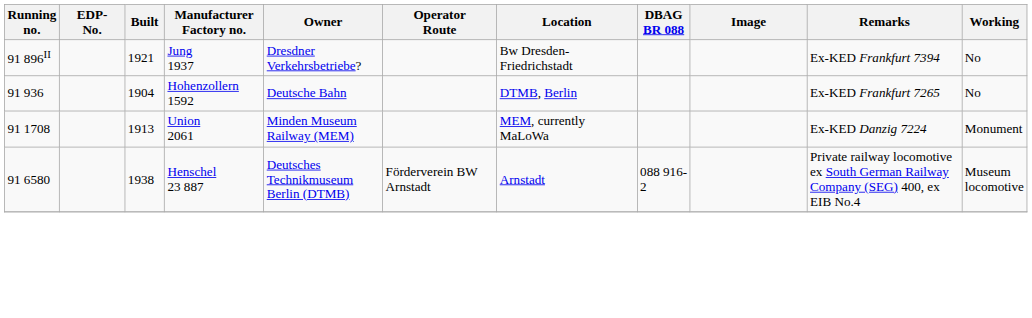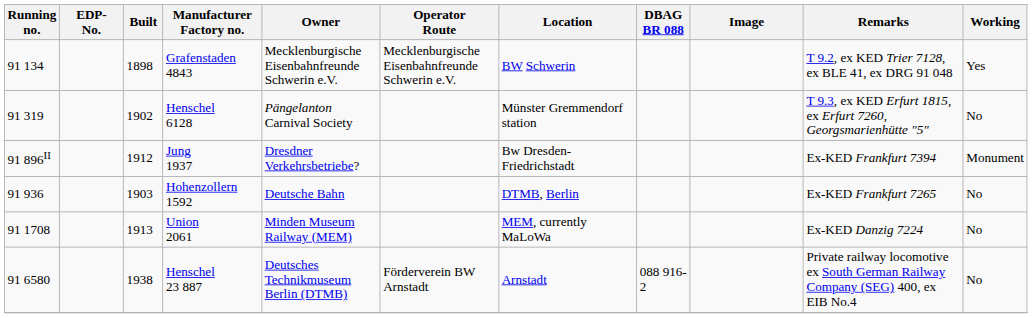+ row: (201, 65)
+ row: (190, 115)
(141, 57) 1921 -> (140, 158) 1912
(973, 57) No -> (995, 158) Monument
(141, 93) 1904 -> (140, 194) 1903
(994, 128) Monument -> (974, 229) No
(994, 179) Museum locomotive -> (974, 279) No
